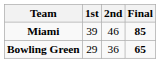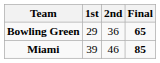rows swapped: (43, 31) <-> (43, 49)
